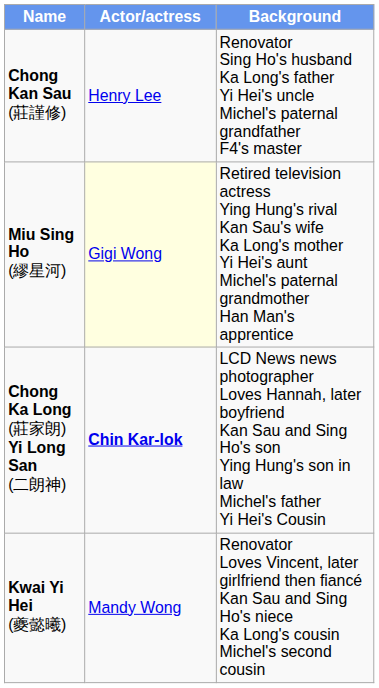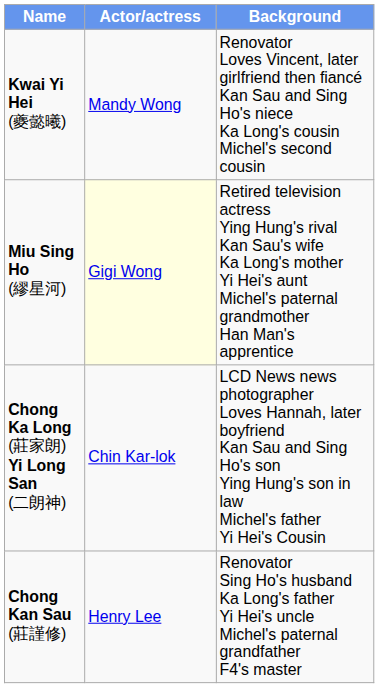rows swapped: (40, 94) <-> (37, 606)
(135, 439) bold -> (132, 457) normal
